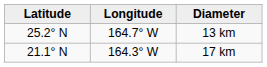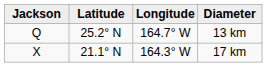+ column: (37, 14)
